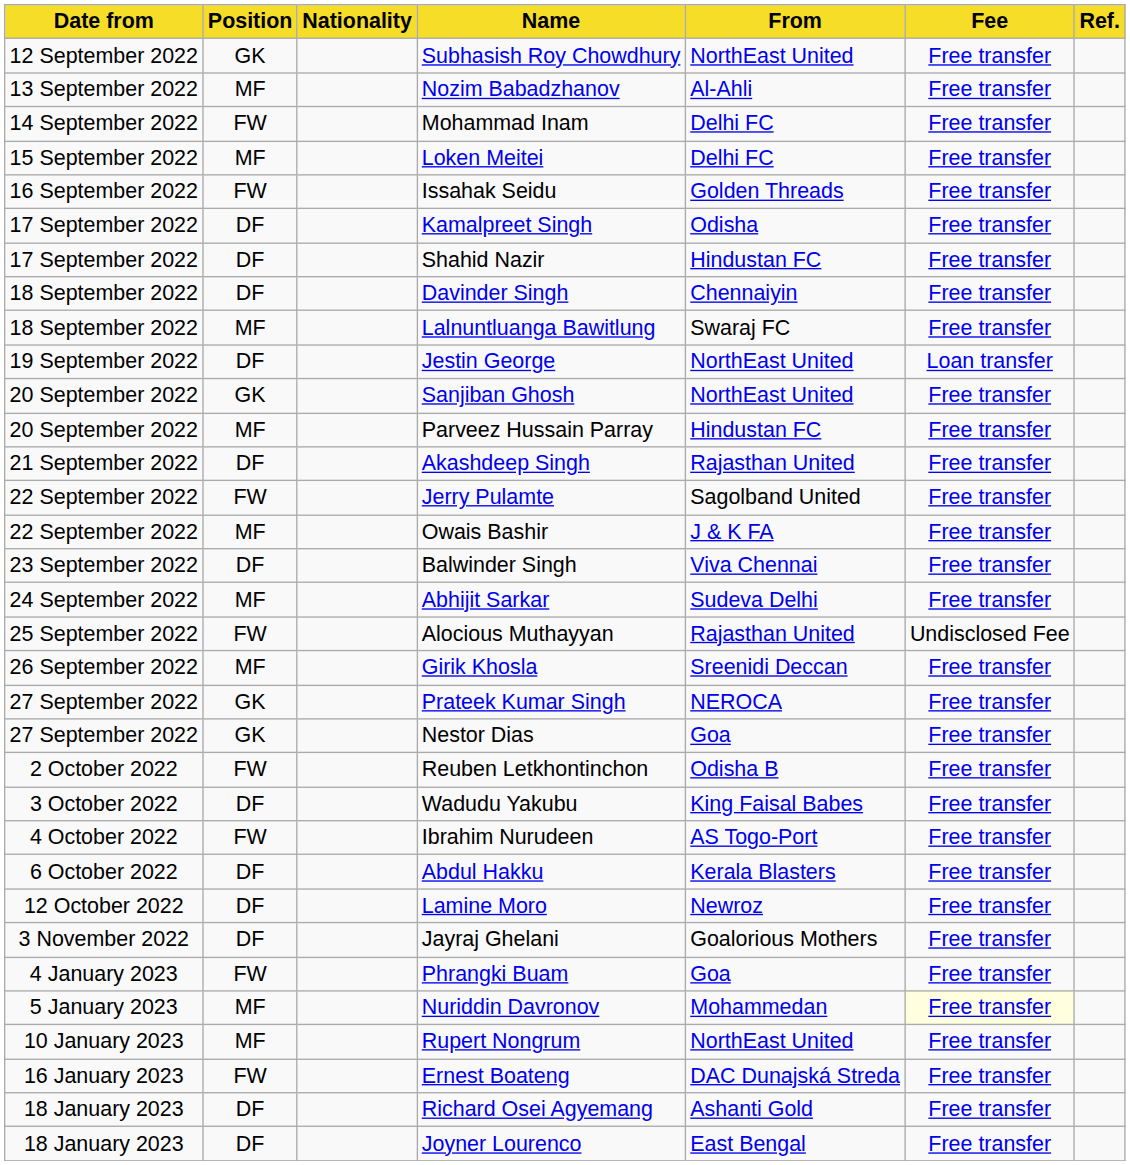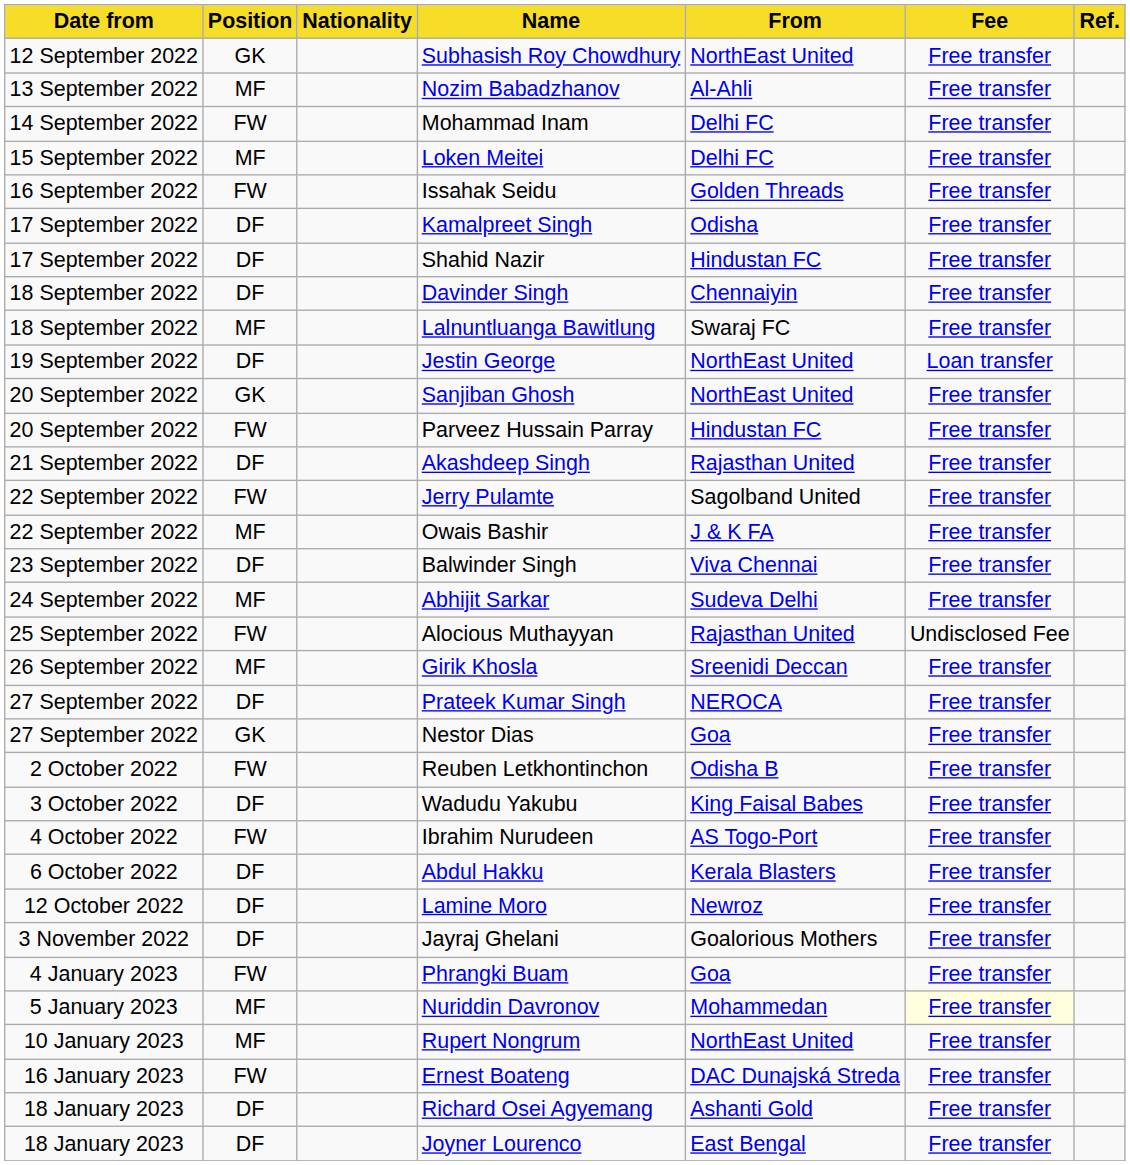(250, 429) MF -> (250, 429) FW
(250, 701) GK -> (250, 701) DF
